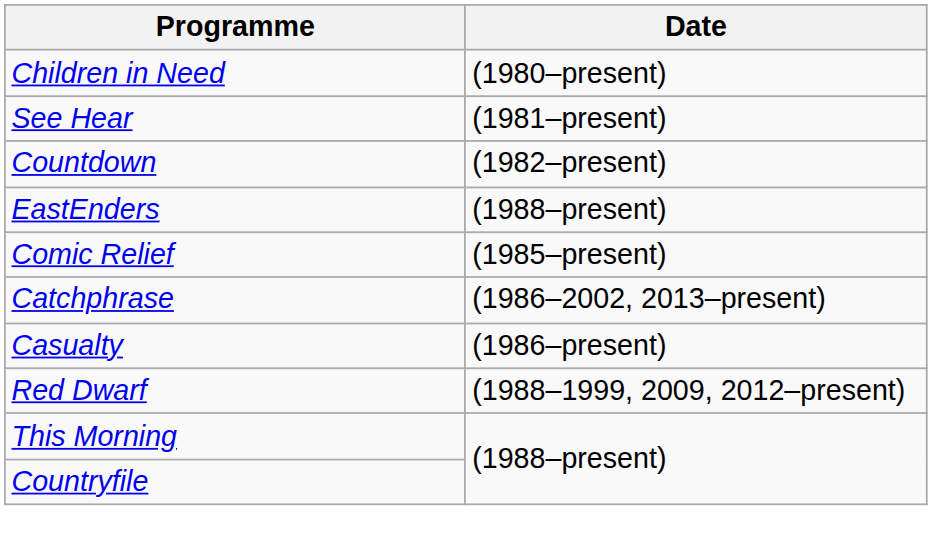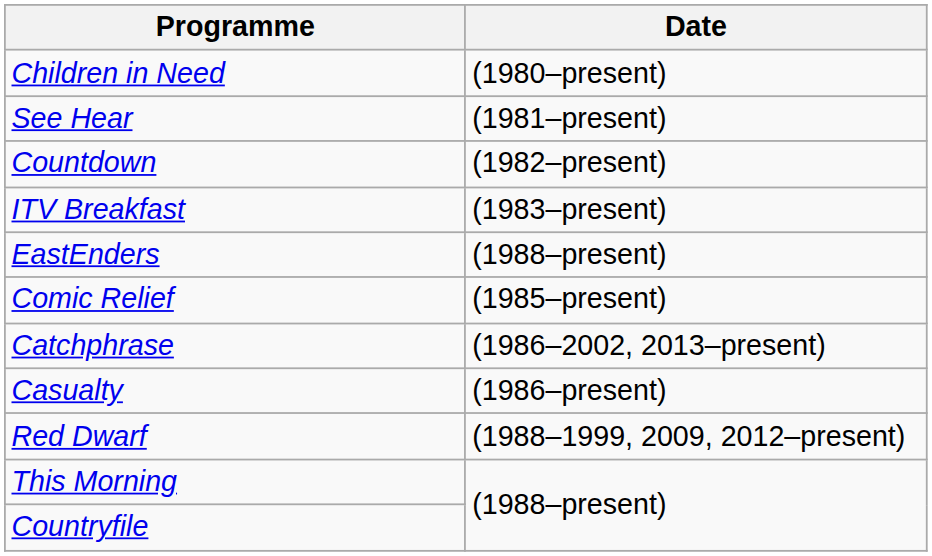+ row: (98, 208)
